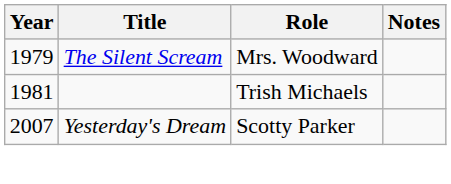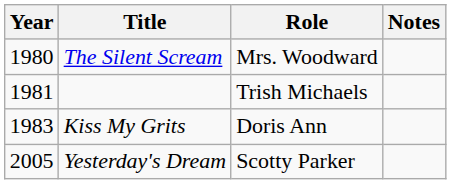(32, 56) 1979 -> (32, 56) 1980
+ row: (125, 126)
(32, 126) 2007 -> (32, 160) 2005
